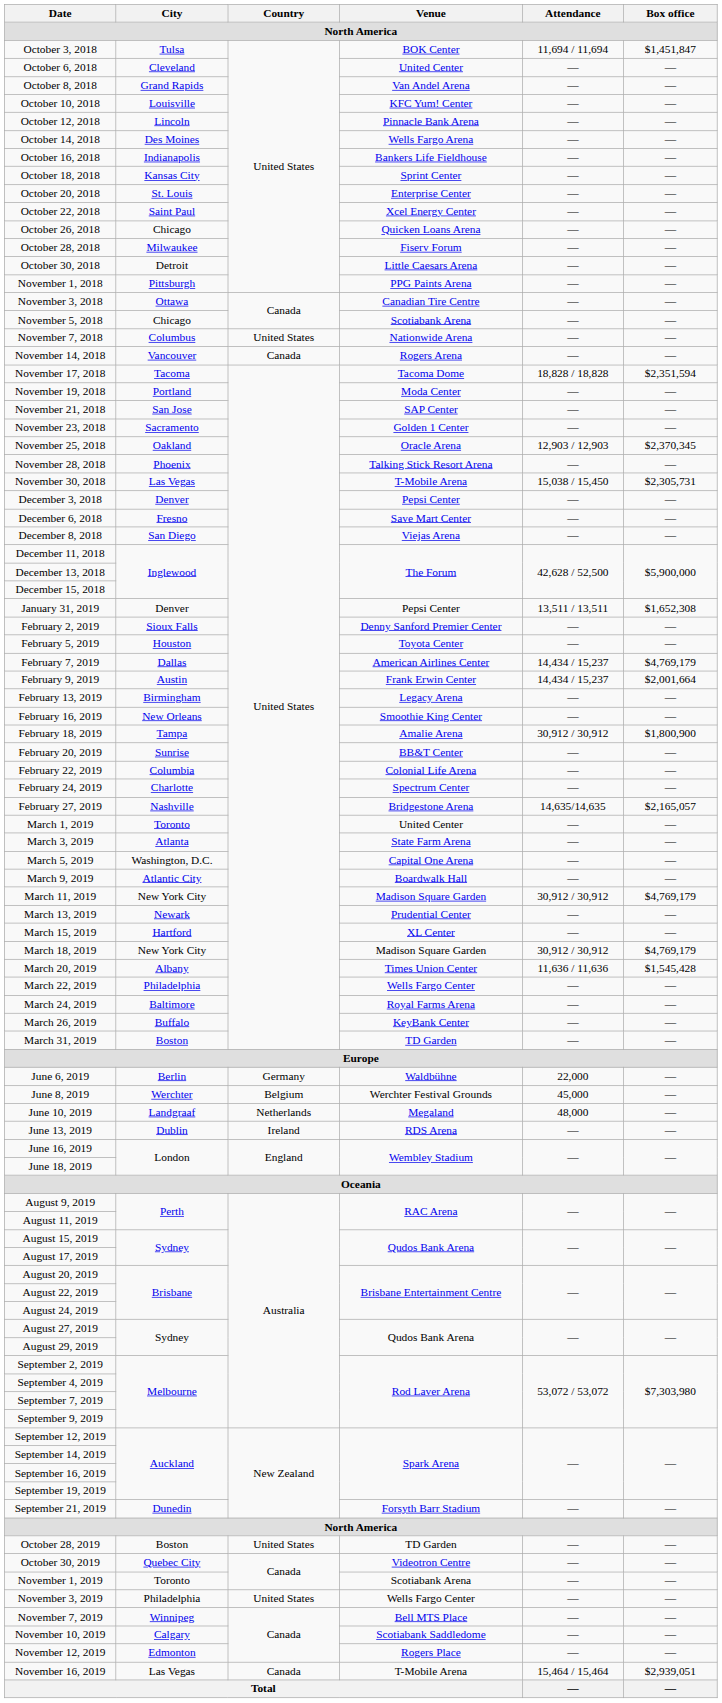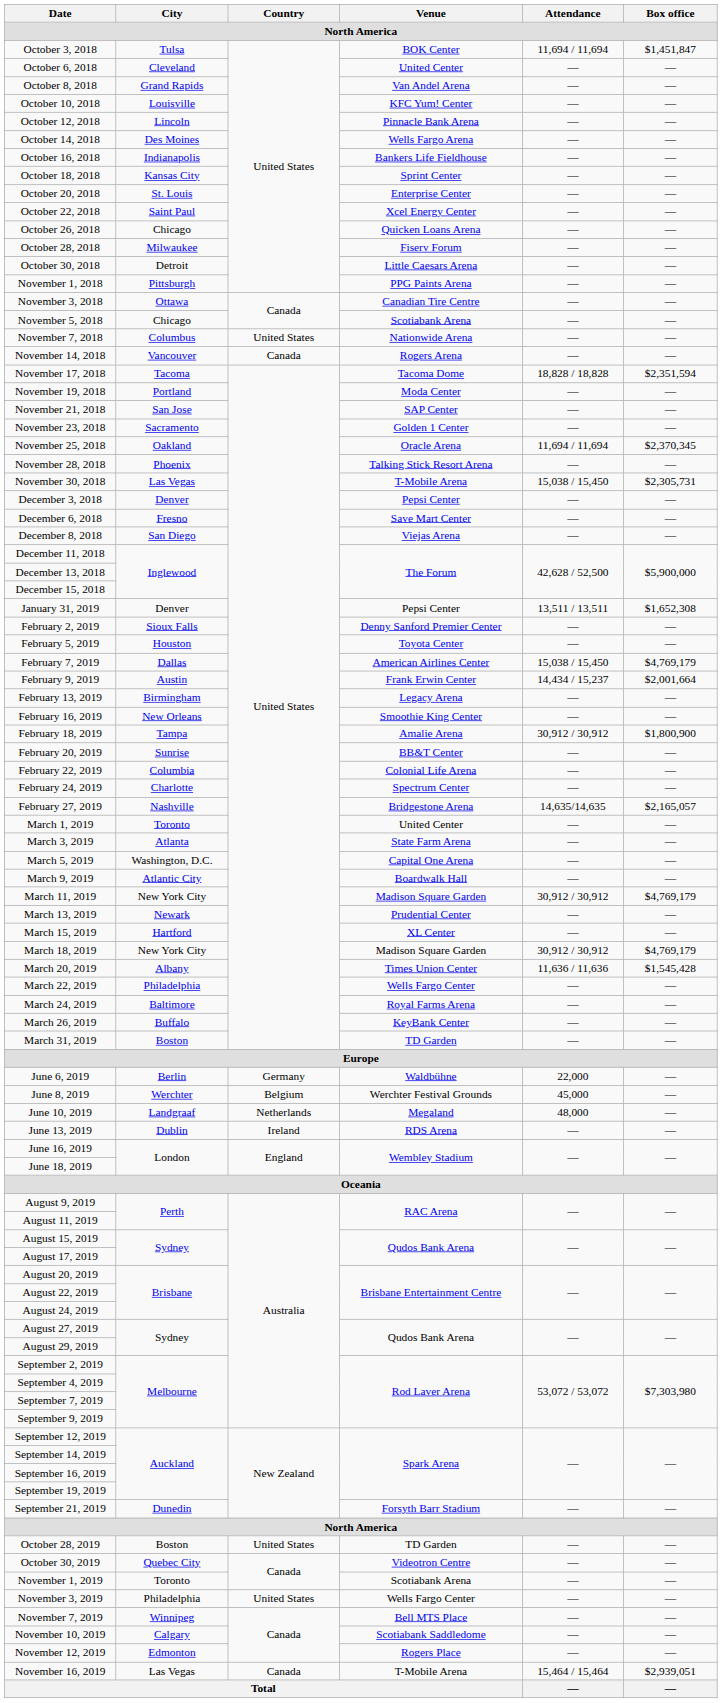(573, 445) 12,903 / 12,903 -> (573, 445) 11,694 / 11,694
(573, 662) 14,434 / 15,237 -> (573, 662) 15,038 / 15,450
